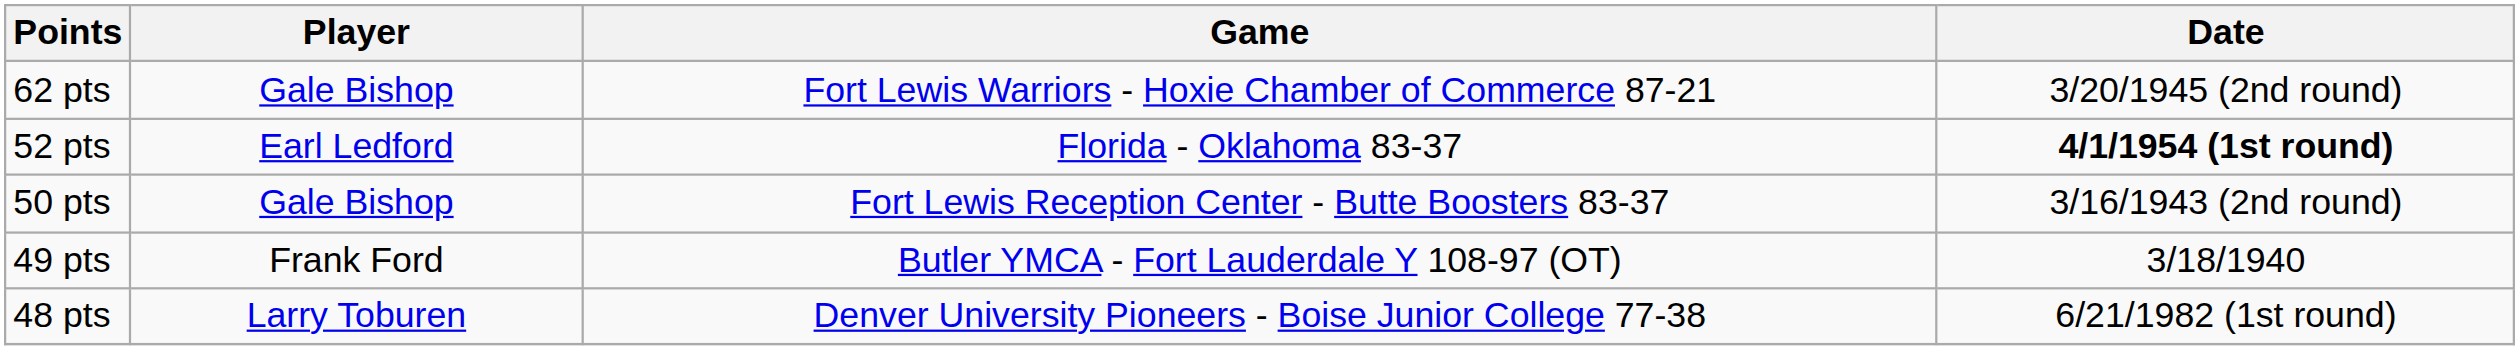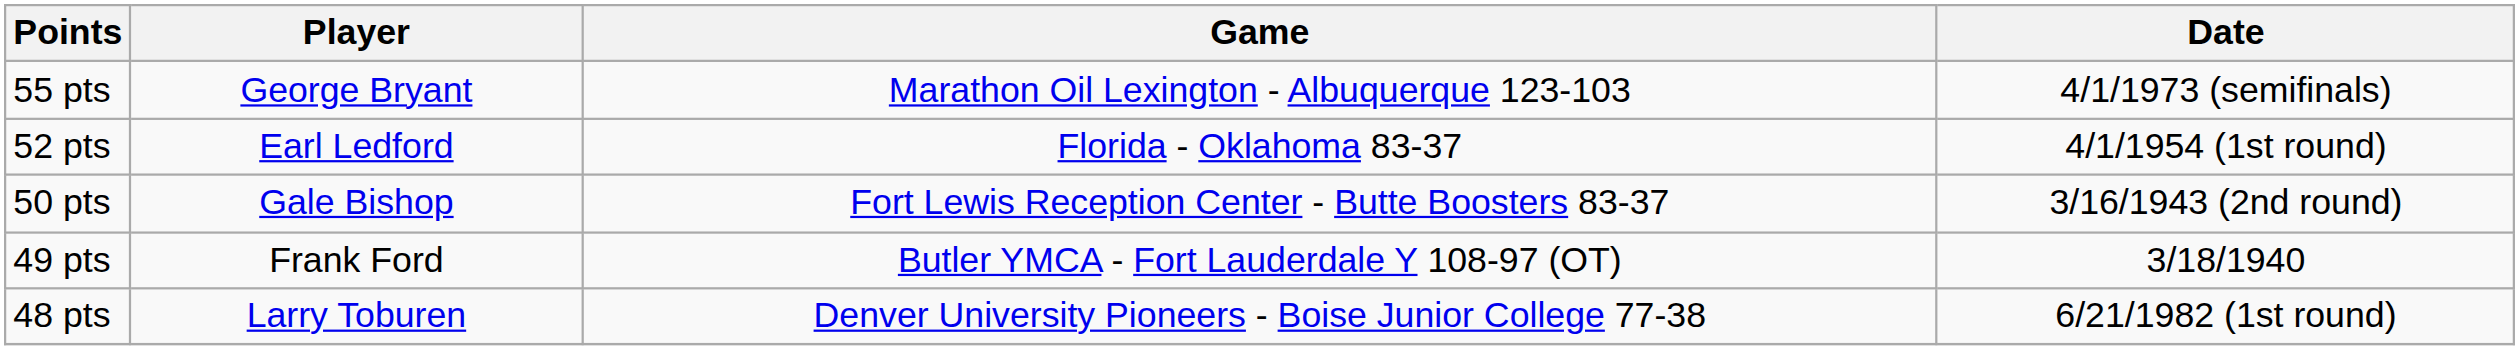- row: (62, 89)
+ row: (62, 89)
(2226, 145) bold -> (2226, 145) normal
